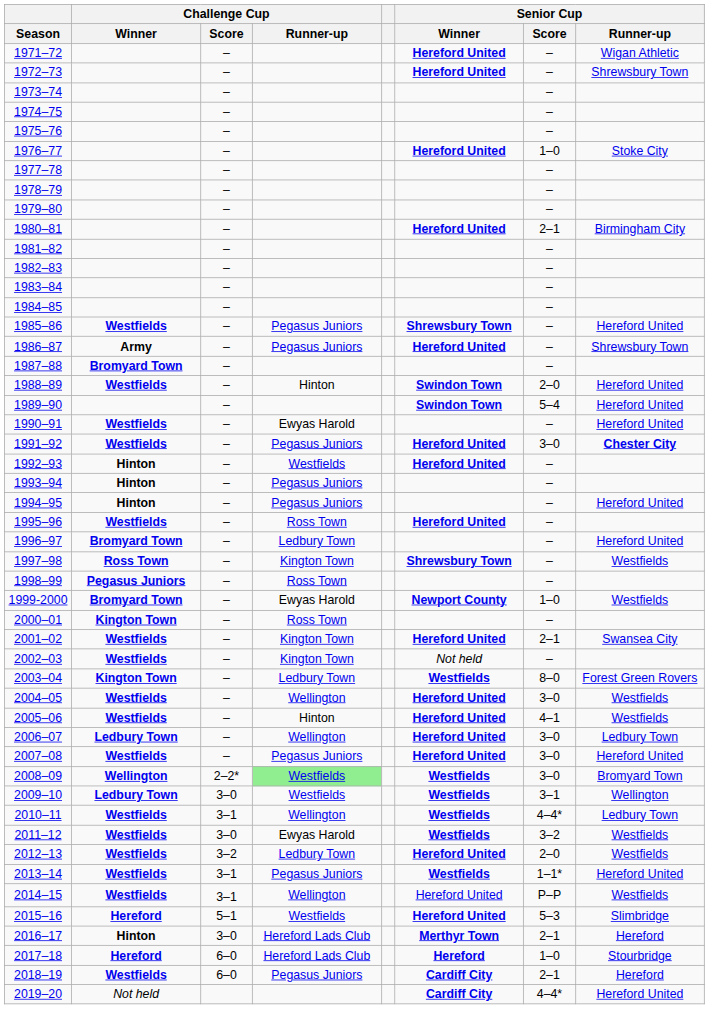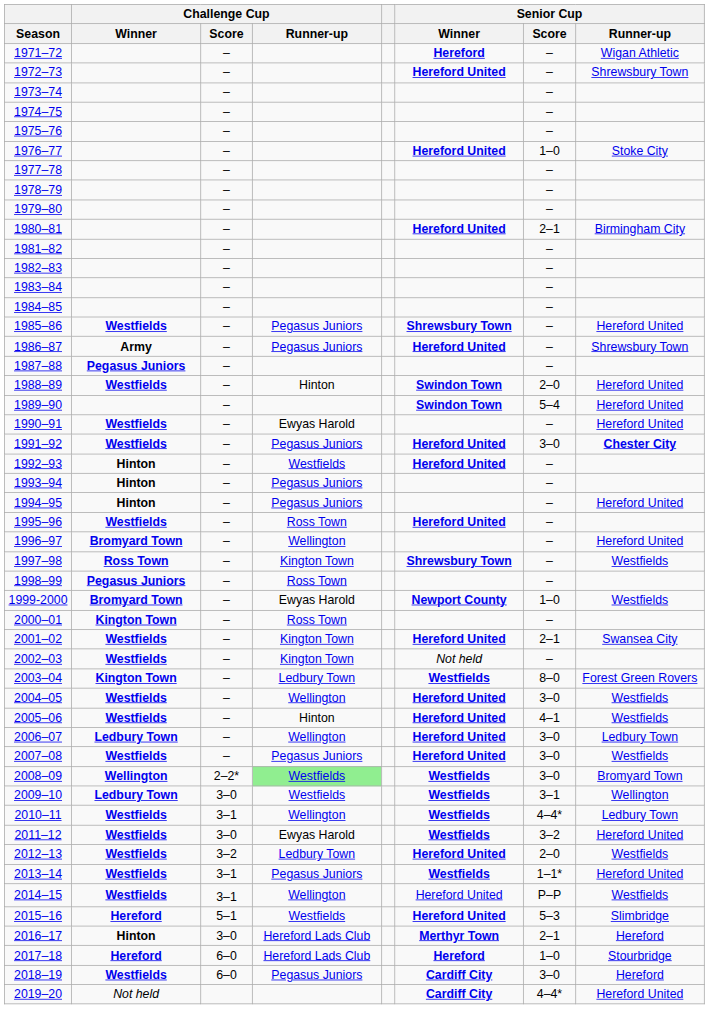(459, 53) Hereford United -> (459, 53) Hereford
(136, 365) Bromyard Town -> (136, 365) Pegasus Juniors
(317, 541) Ledbury Town -> (317, 541) Wellington
(640, 756) Hereford United -> (640, 756) Westfields
(640, 834) Westfields -> (640, 834) Hereford United
(549, 975) 2–1 -> (549, 975) 3–0
